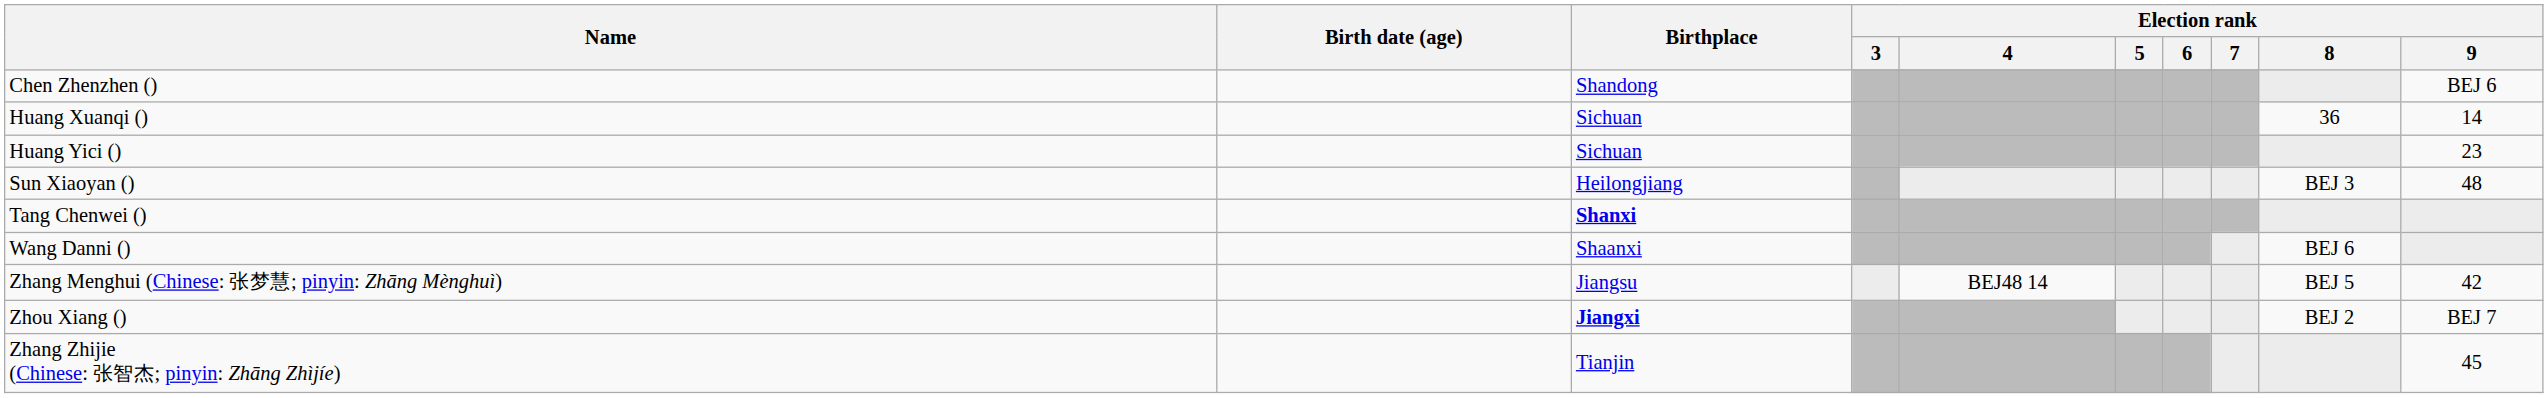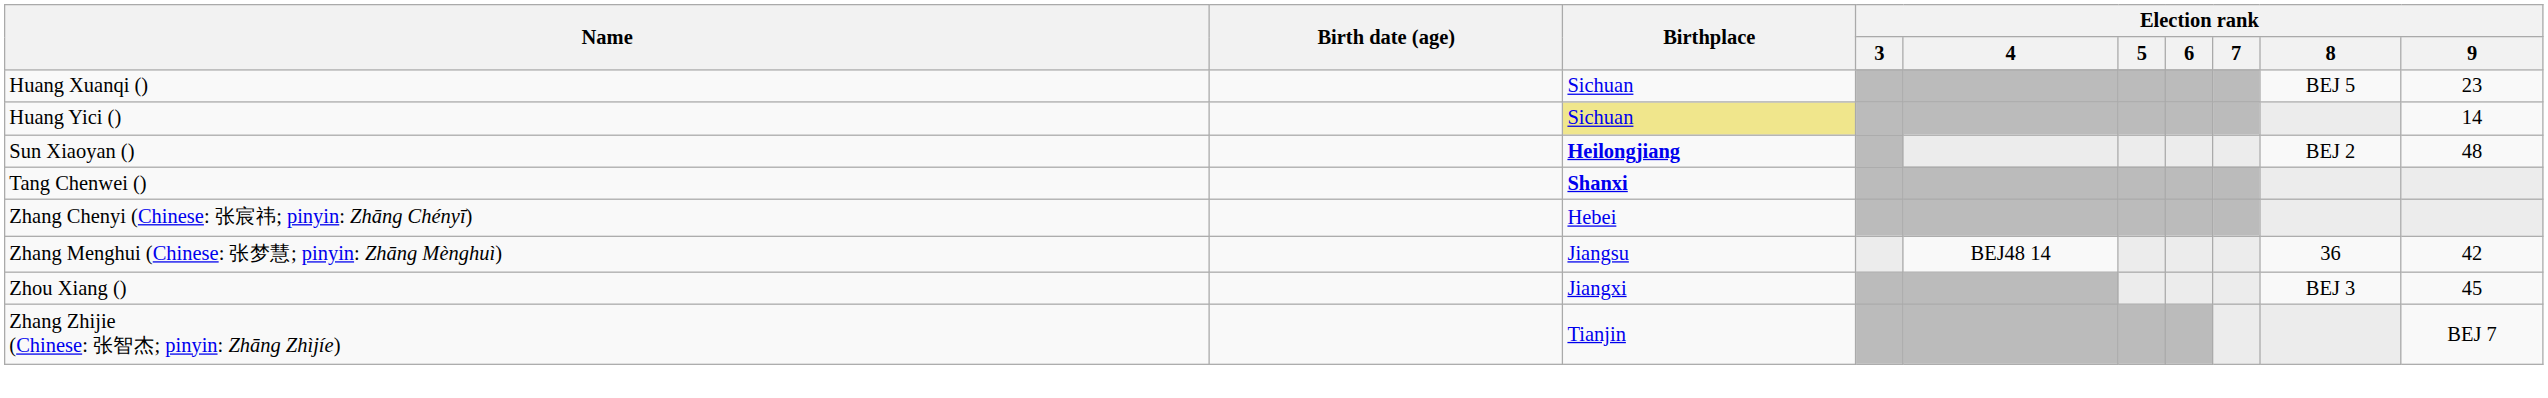- row: (83, 85)
(2329, 118) 36 -> (2331, 85) BEJ 5
(2472, 118) 14 -> (2472, 85) 23
(1609, 150) no background -> (1600, 118) khaki background
(2472, 150) 23 -> (2472, 118) 14
(1629, 183) normal -> (1624, 150) bold
(2329, 183) BEJ 3 -> (2331, 150) BEJ 2
- row: (70, 248)
+ row: (241, 216)
(2329, 282) BEJ 5 -> (2331, 253) 36
(1608, 316) bold -> (1597, 288) normal
(2329, 316) BEJ 2 -> (2331, 288) BEJ 3
(2472, 316) BEJ 7 -> (2472, 288) 45
(2472, 362) 45 -> (2472, 334) BEJ 7
